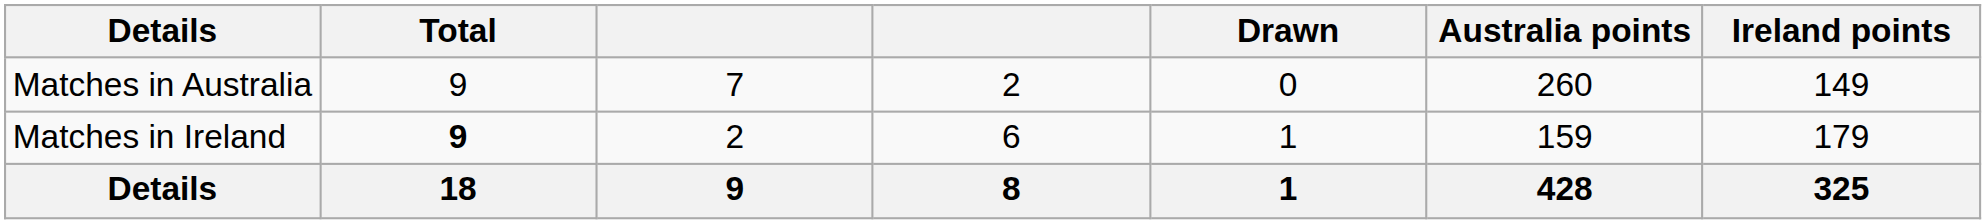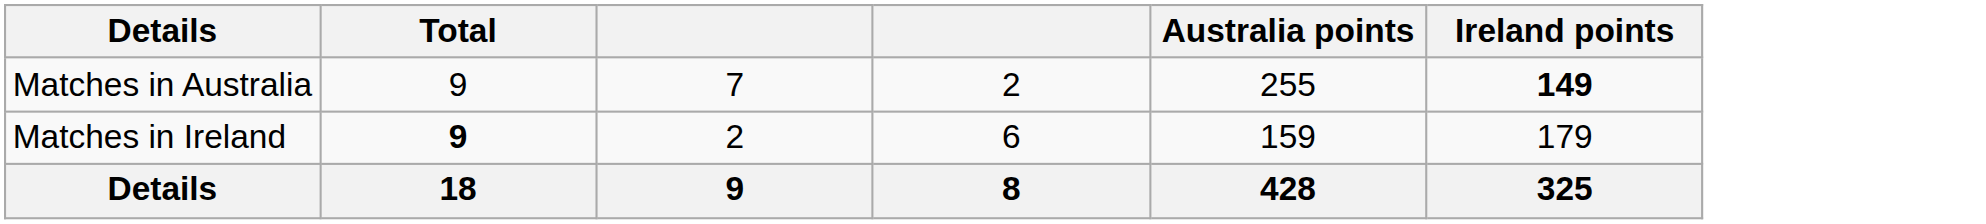- column: (1288, 31)
(1565, 84) 260 -> (1288, 84) 255
(1841, 84) normal -> (1565, 84) bold
